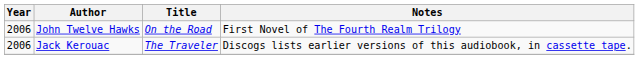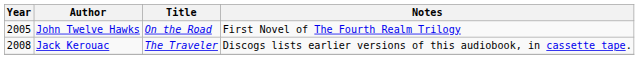(19, 29) 2006 -> (19, 29) 2005
(19, 46) 2006 -> (19, 46) 2008
